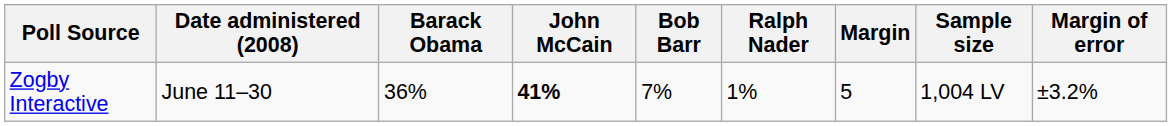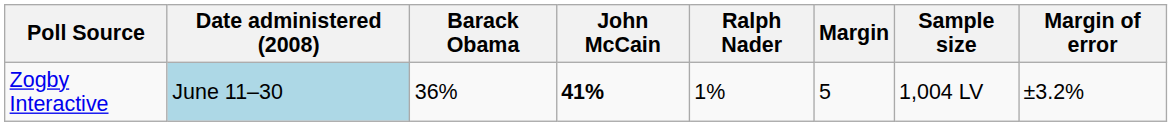- column: (679, 33)
(217, 91) no background -> (228, 91) lightblue background
